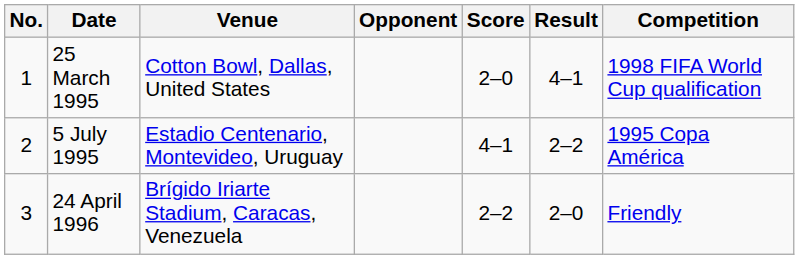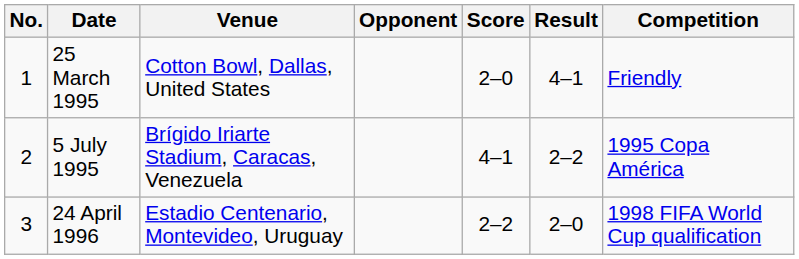(685, 77) 1998 FIFA World Cup qualification -> (644, 77) Friendly
(244, 145) Estadio Centenario, Montevideo, Uruguay -> (231, 157) Brígido Iriarte Stadium, Caracas, Venezuela
(231, 213) Brígido Iriarte Stadium, Caracas, Venezuela -> (244, 225) Estadio Centenario, Montevideo, Uruguay
(644, 213) Friendly -> (685, 225) 1998 FIFA World Cup qualification
